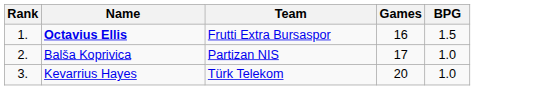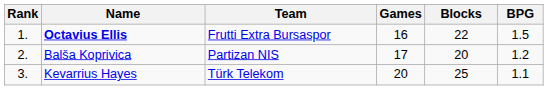+ column: (461, 14)
(447, 54) 1.0 -> (520, 54) 1.2
(447, 74) 1.0 -> (520, 74) 1.1
